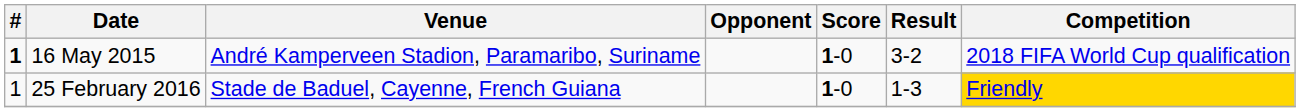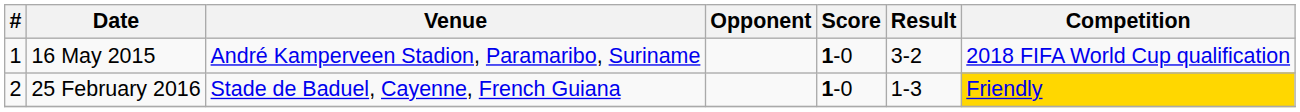(16, 55) bold -> (16, 55) normal
(16, 89) 1 -> (16, 89) 2
